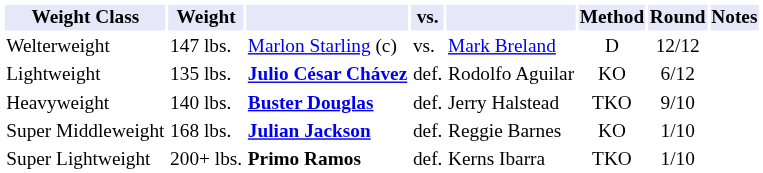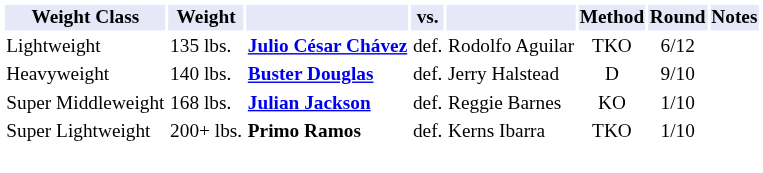- row: (58, 45)
(612, 74) KO -> (612, 45) TKO
(612, 102) TKO -> (612, 74) D
